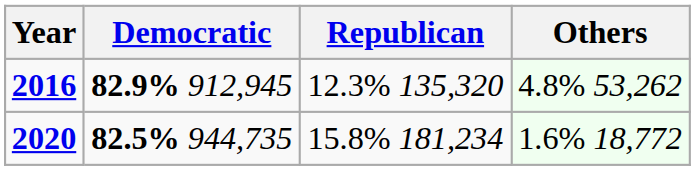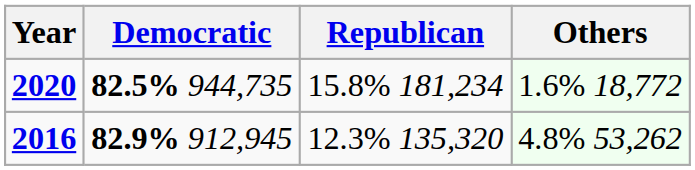rows swapped: (44, 138) <-> (44, 85)
